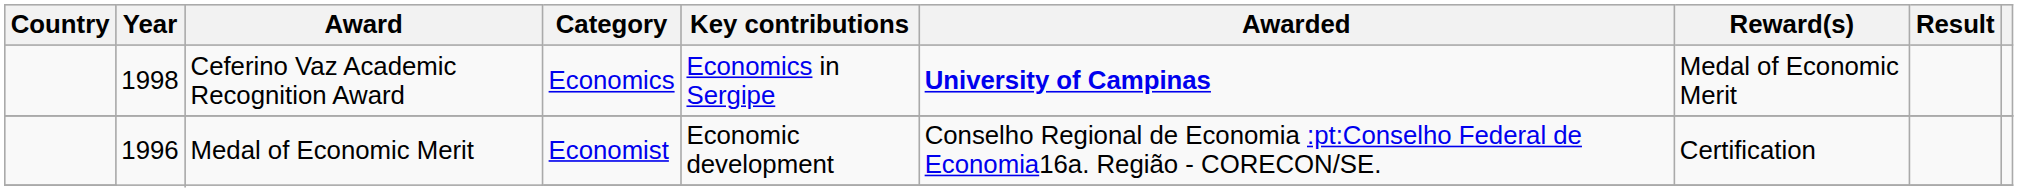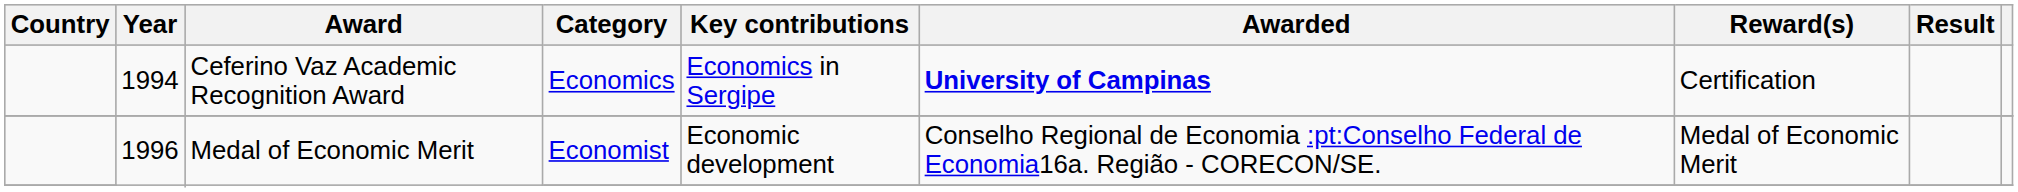(150, 80) 1998 -> (150, 80) 1994
(1789, 80) Medal of Economic Merit -> (1748, 80) Certification
(1748, 150) Certification -> (1789, 150) Medal of Economic Merit
